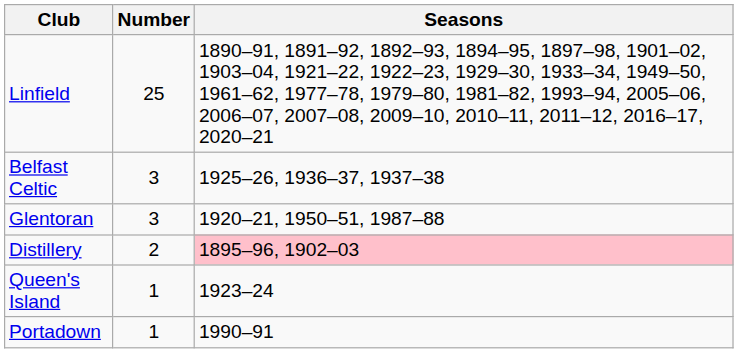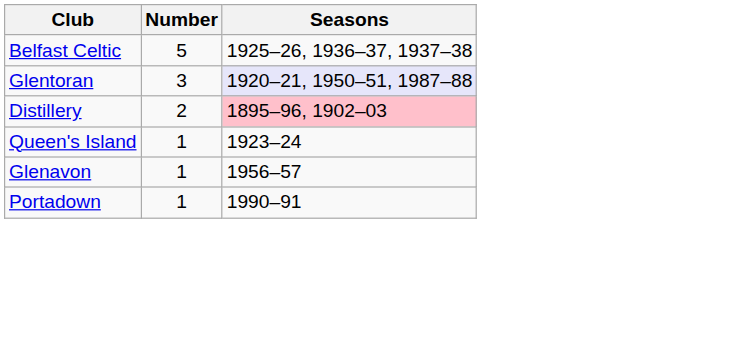- row: (39, 93)
(154, 177) 3 -> (182, 50) 5
(322, 219) no background -> (350, 80) lavender background
+ row: (50, 171)
